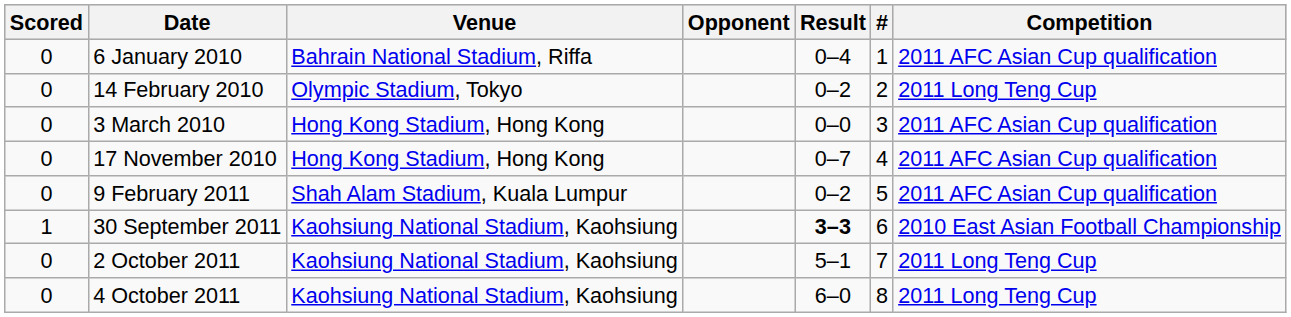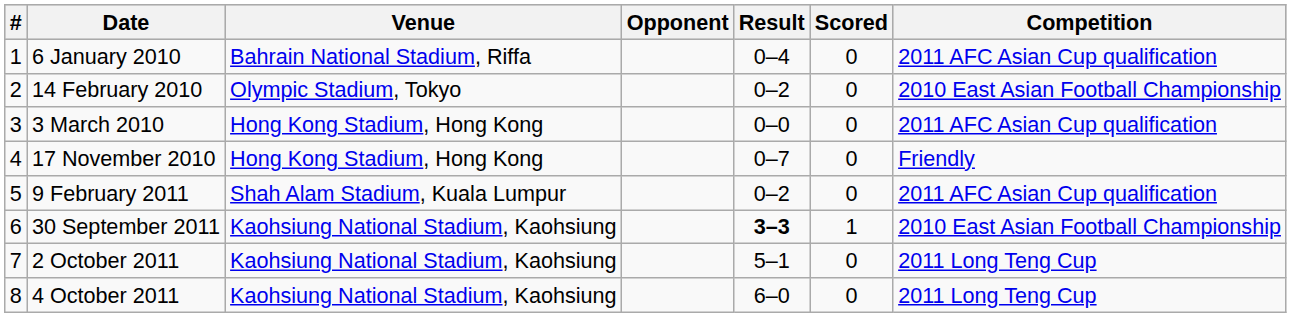columns swapped: (882, 22) <-> (46, 22)
(997, 90) 2011 Long Teng Cup -> (1090, 90) 2010 East Asian Football Championship
(1058, 159) 2011 AFC Asian Cup qualification -> (937, 159) Friendly
